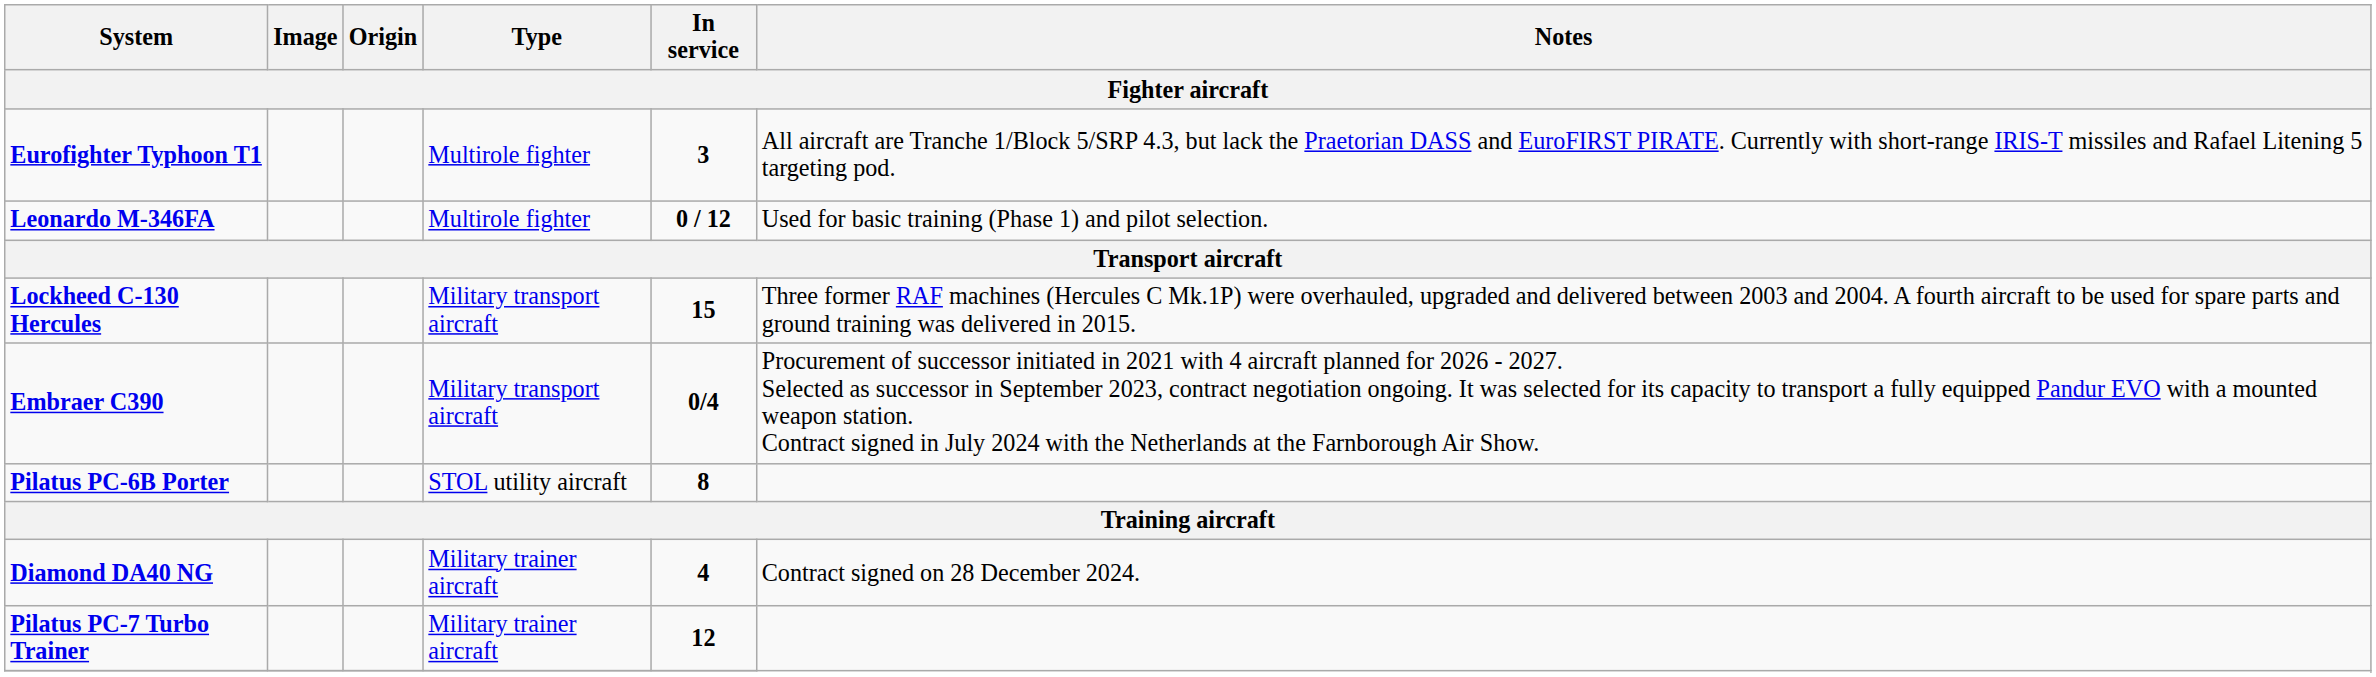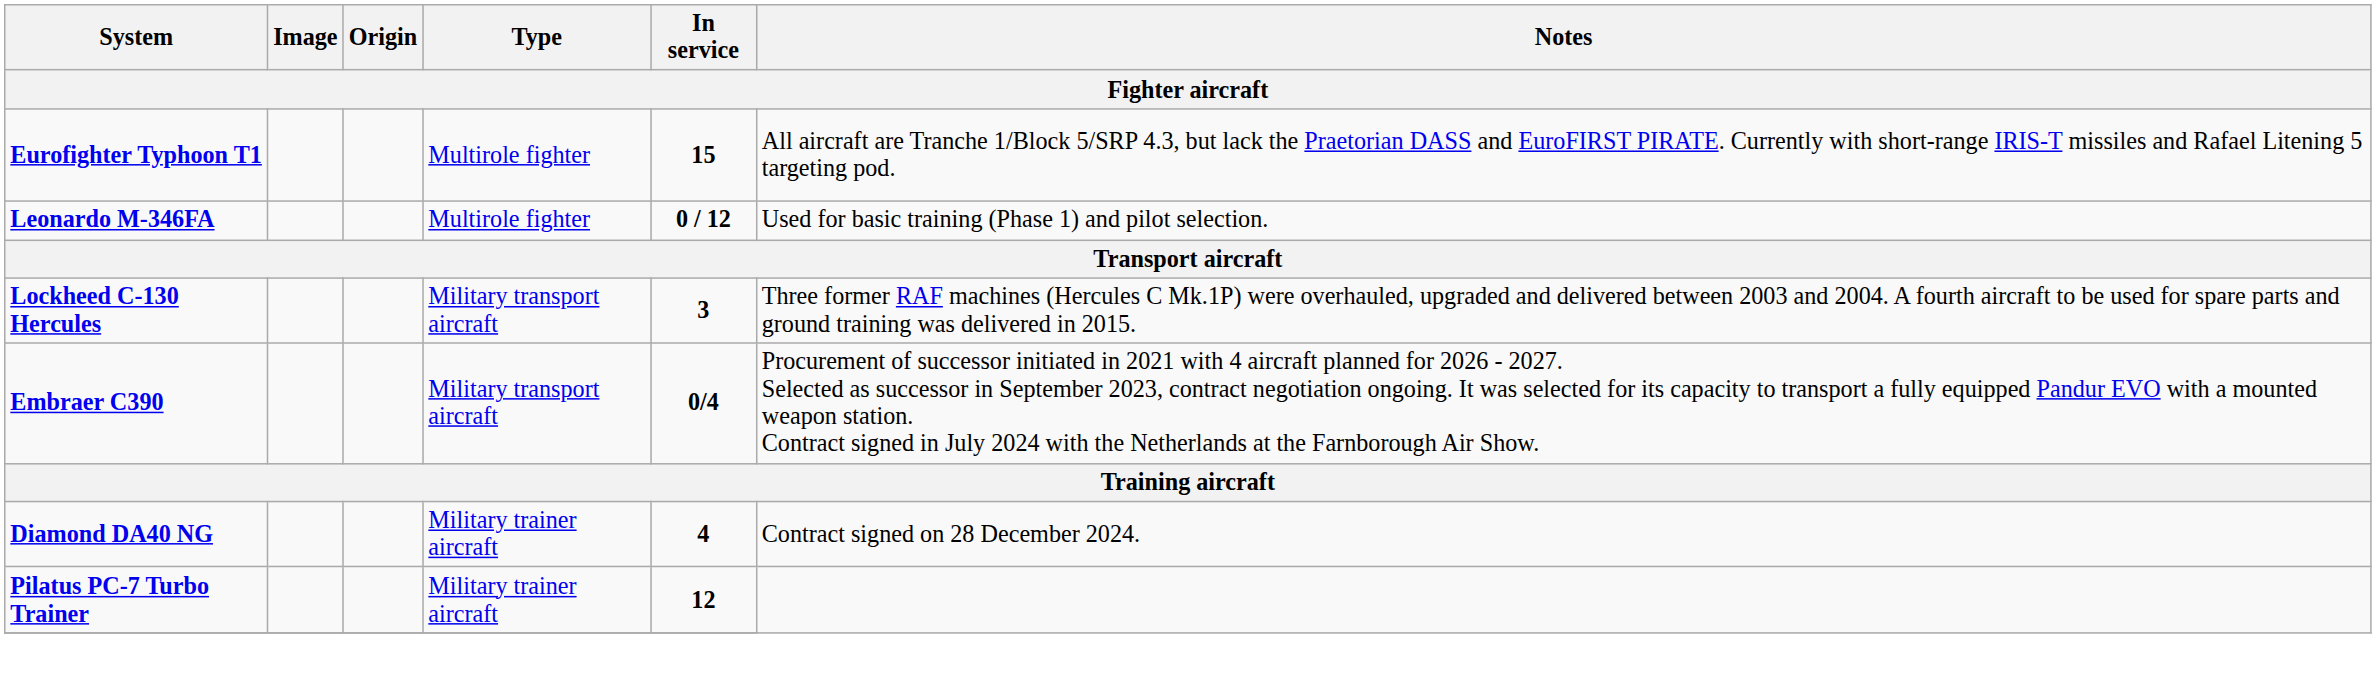(703, 154) 3 -> (703, 154) 15
(703, 310) 15 -> (703, 310) 3
- row: (120, 482)
